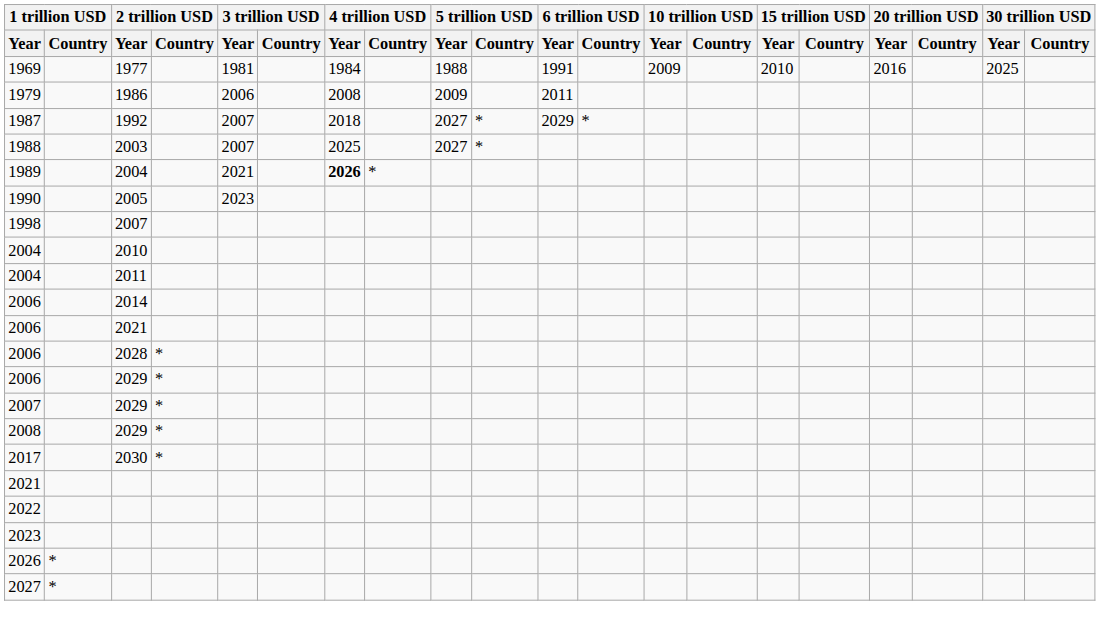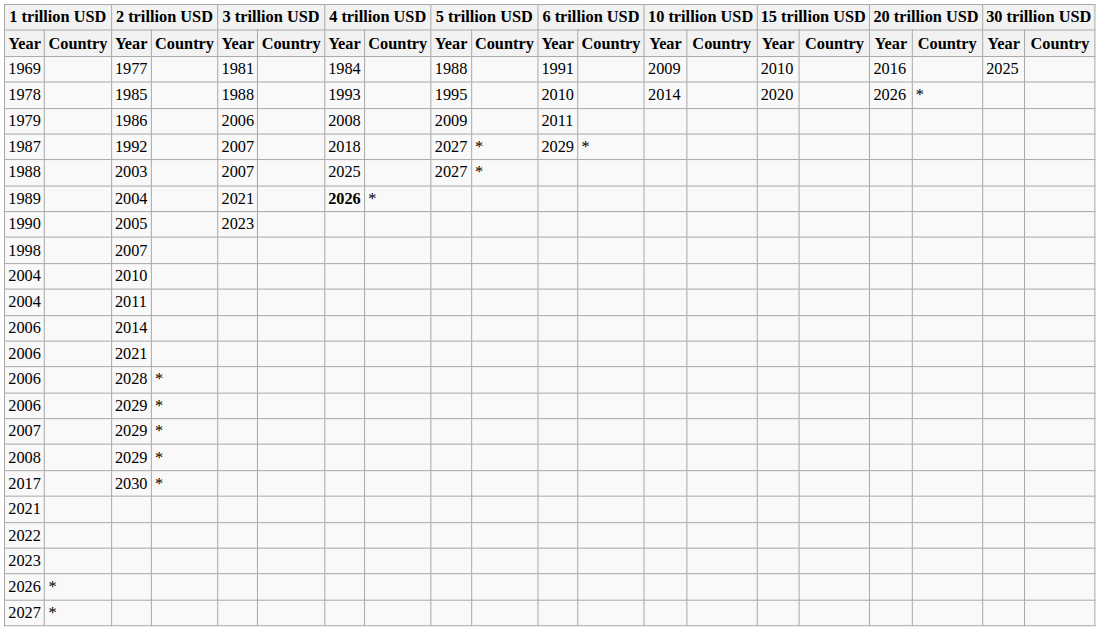+ row: (25, 95)
